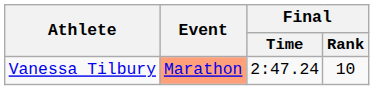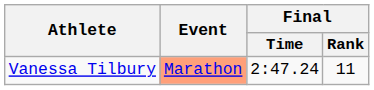(346, 70) 10 -> (346, 70) 11
